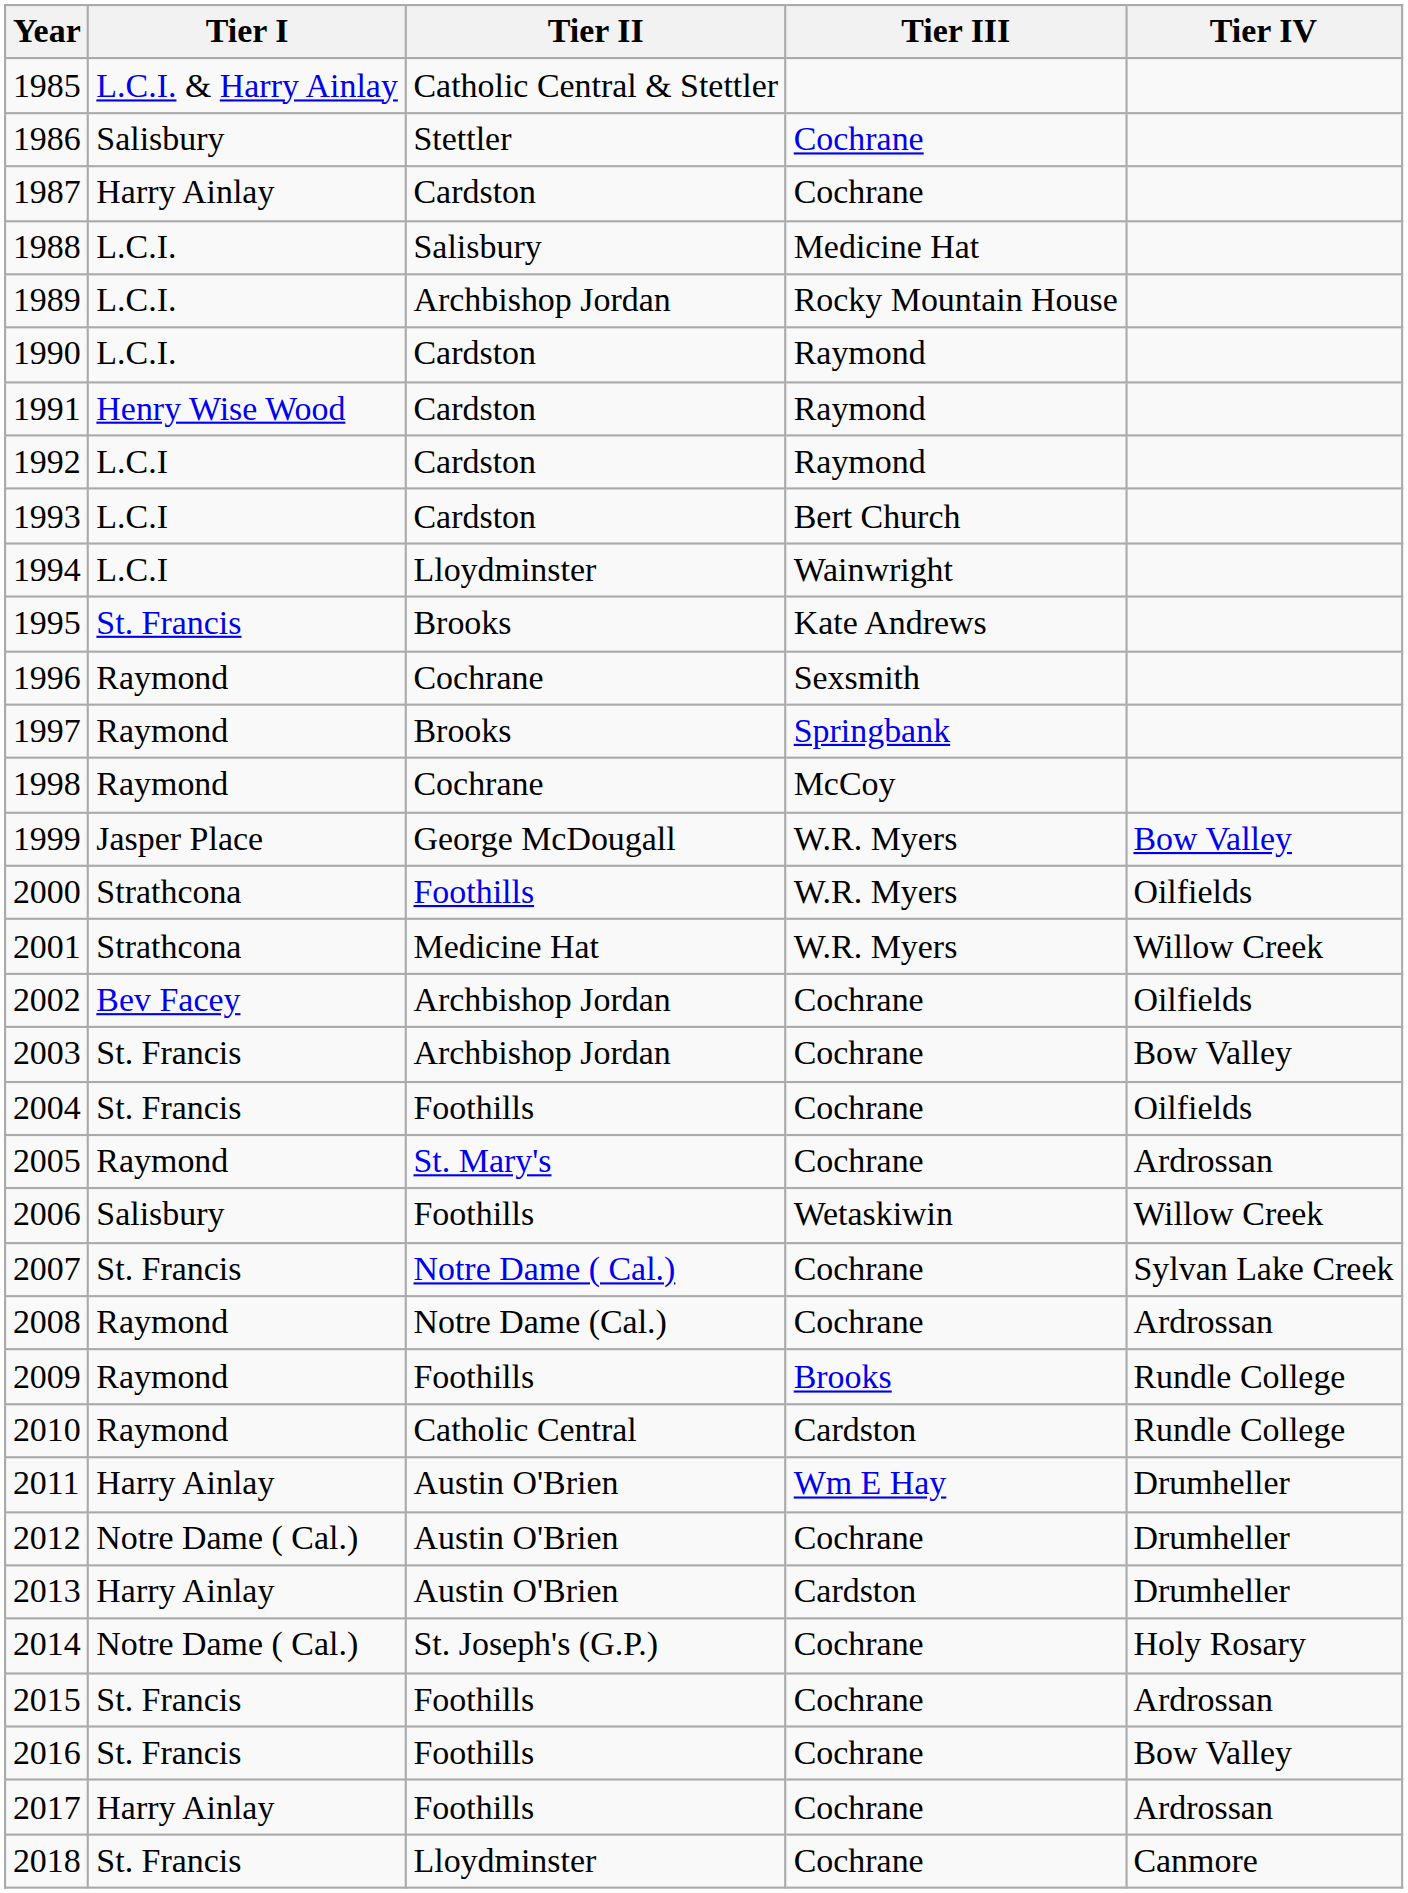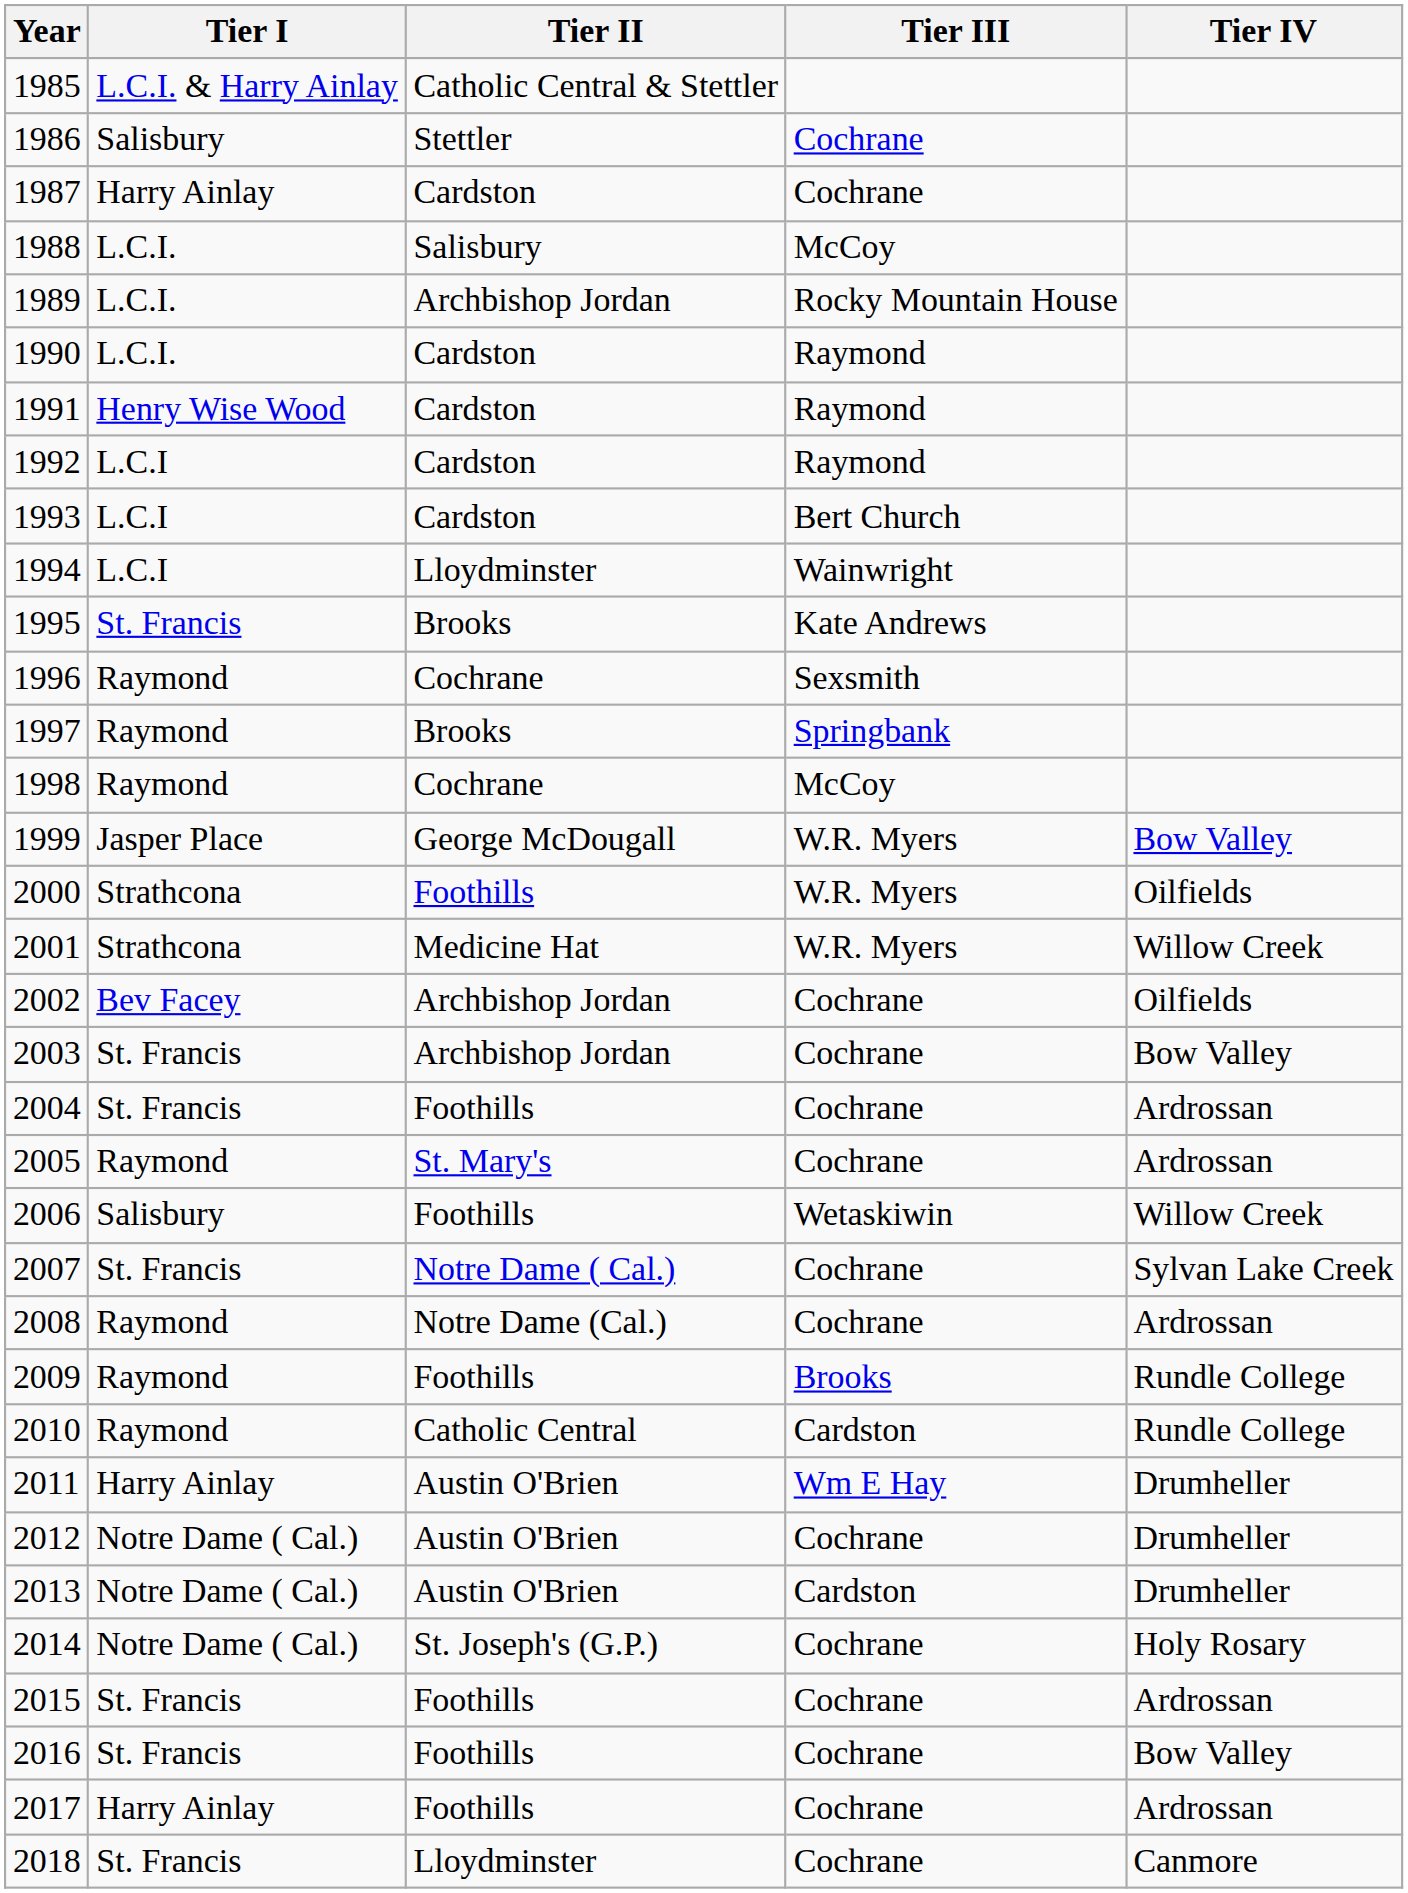(886, 246) Medicine Hat -> (845, 246) McCoy
(1193, 1107) Oilfields -> (1203, 1107) Ardrossan
(185, 1591) Harry Ainlay -> (227, 1591) Notre Dame ( Cal.)
